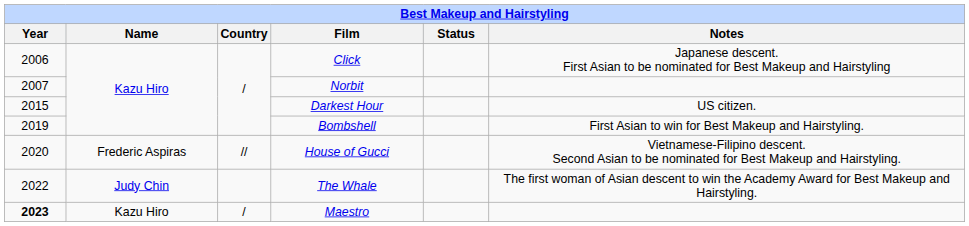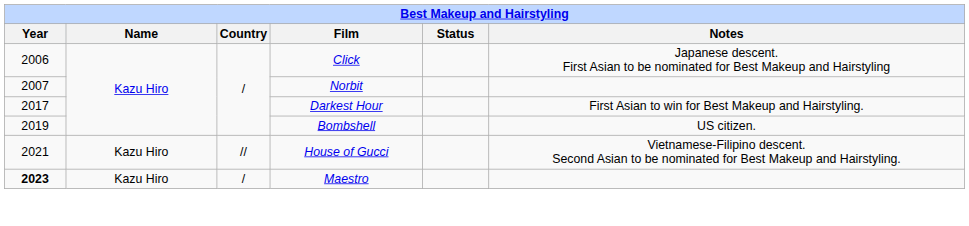(35, 106) 2015 -> (35, 106) 2017
(727, 106) US citizen. -> (727, 106) First Asian to win for Best Makeup and Hairstyling.
(727, 125) First Asian to win for Best Makeup and Hairstyling. -> (727, 125) US citizen.
(35, 152) 2020 -> (35, 152) 2021
(142, 152) Frederic Aspiras -> (141, 152) Kazu Hiro
- row: (347, 185)
